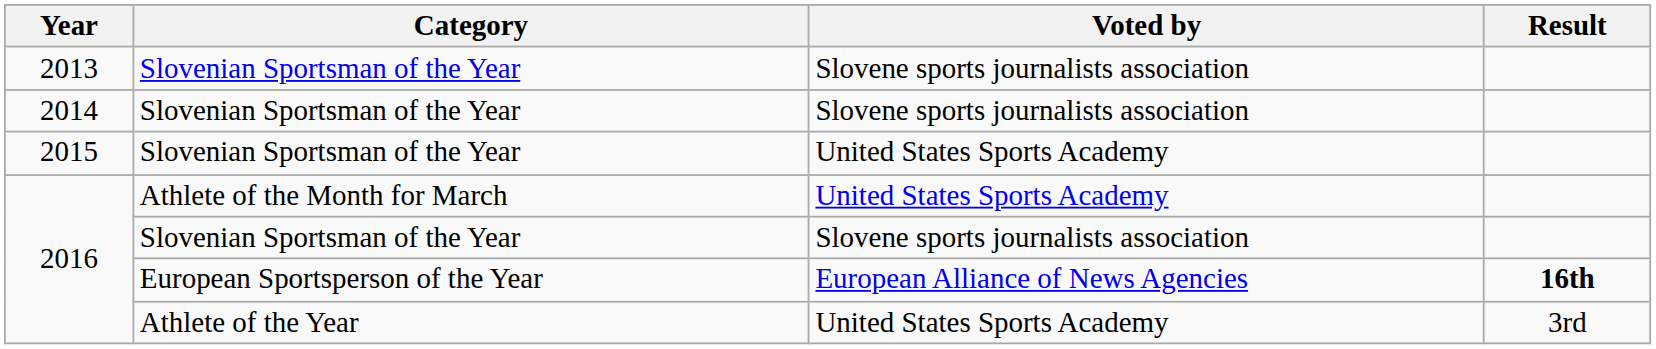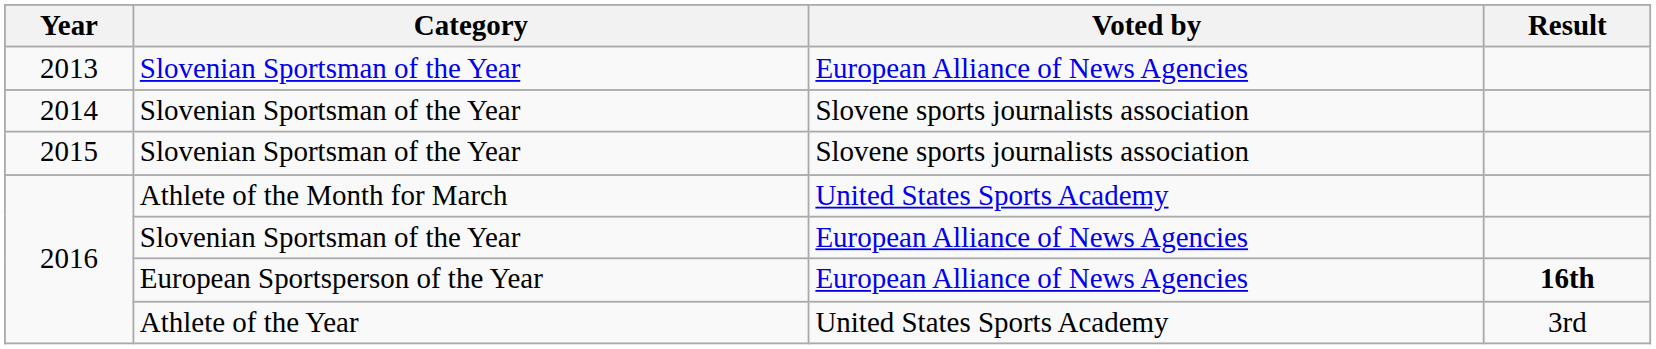(1032, 67) Slovene sports journalists association -> (1032, 67) European Alliance of News Agencies
(992, 152) United States Sports Academy -> (1032, 152) Slovene sports journalists association
(1032, 237) Slovene sports journalists association -> (1032, 237) European Alliance of News Agencies
